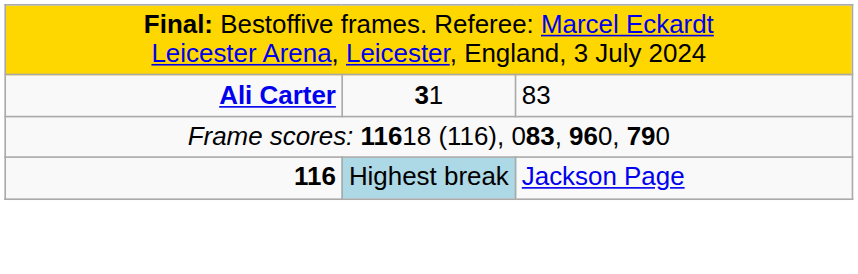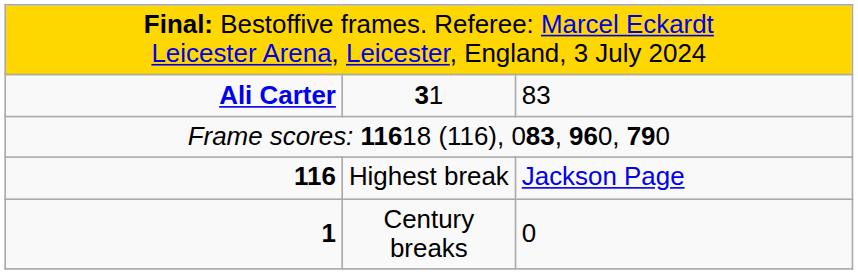(429, 177) lightblue background -> (429, 177) no background
+ row: (329, 233)
